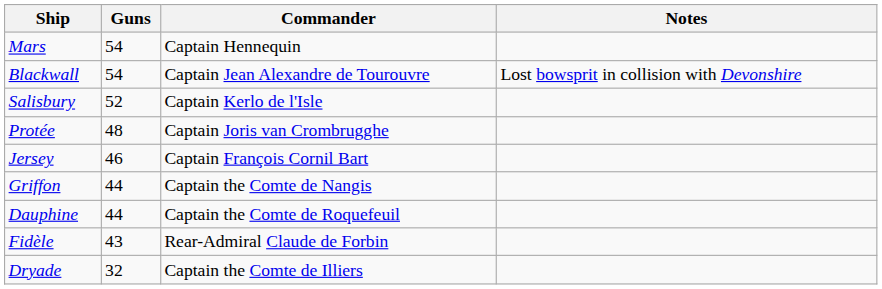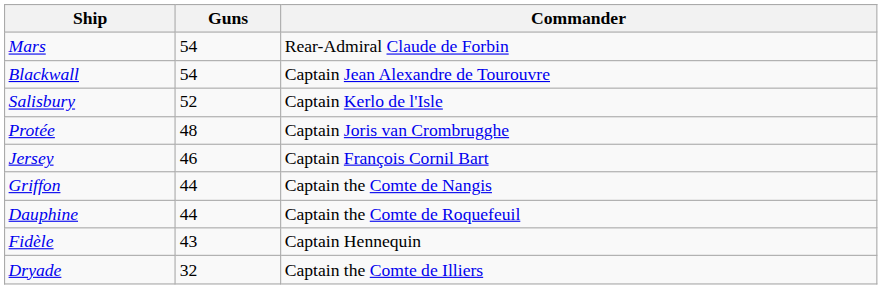- column: (686, 18)
(233, 46) Captain Hennequin -> (397, 46) Rear-Admiral Claude de Forbin
(276, 241) Rear-Admiral Claude de Forbin -> (353, 241) Captain Hennequin
